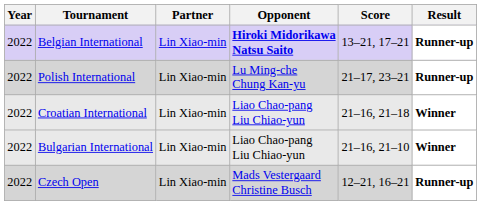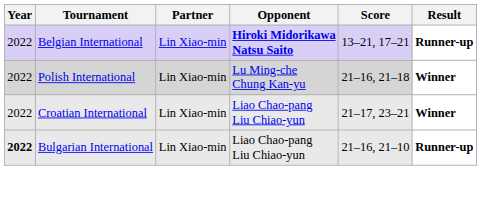(375, 77) 21–17, 23–21 -> (375, 77) 21–16, 21–18
(444, 77) Runner-up -> (435, 77) Winner
(375, 112) 21–16, 21–18 -> (375, 112) 21–17, 23–21
(20, 147) normal -> (20, 147) bold
(435, 147) Winner -> (444, 147) Runner-up
- row: (68, 183)
